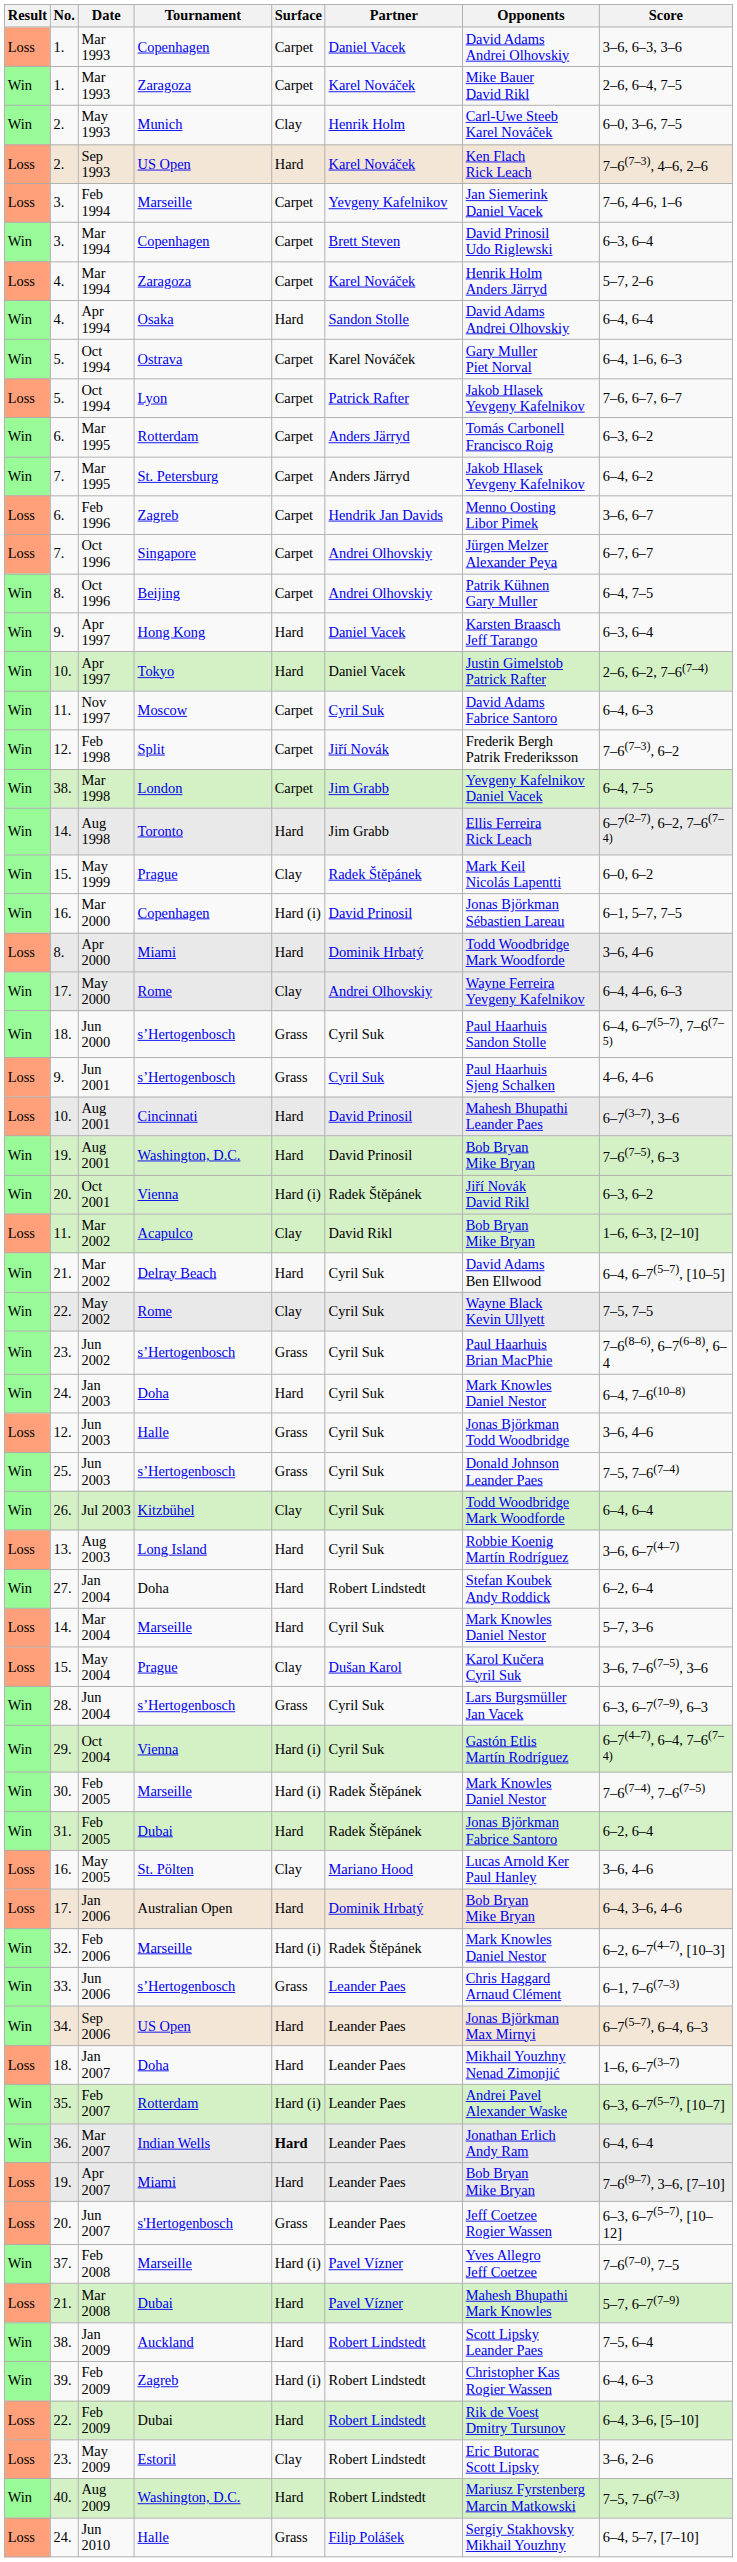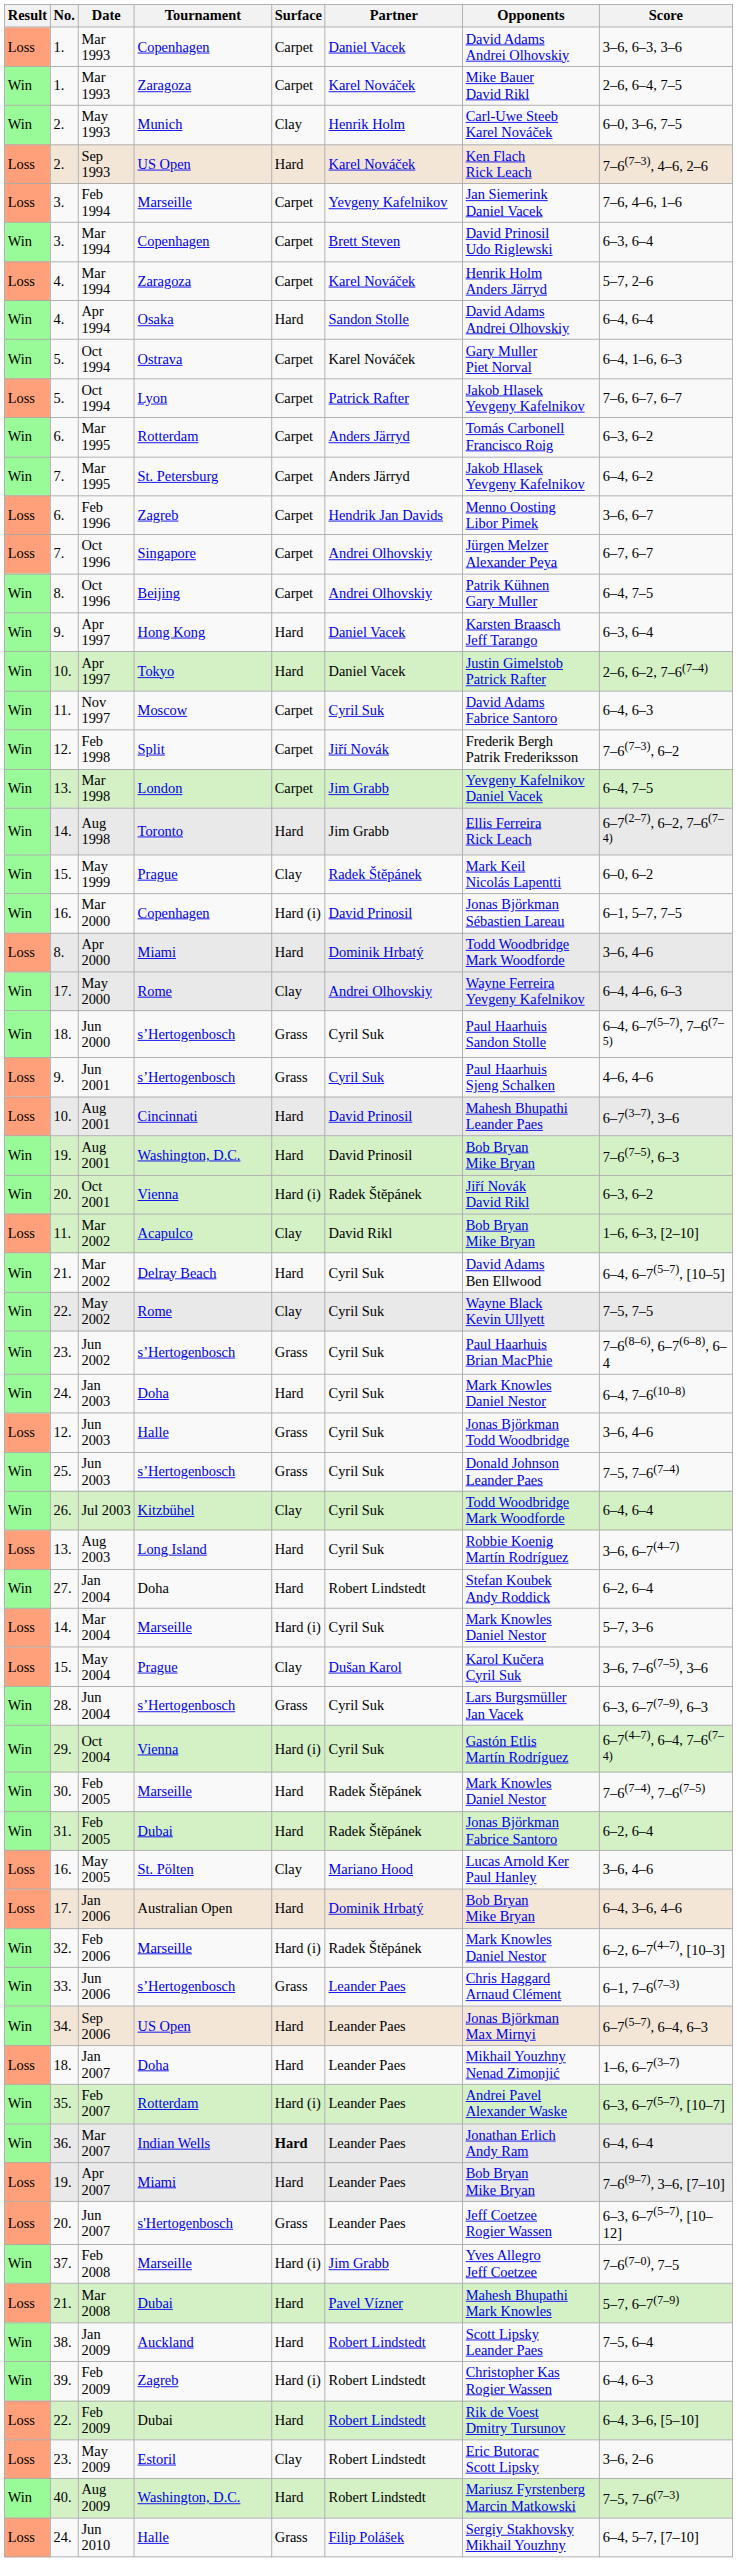(63, 788) 38. -> (63, 788) 13.
(289, 1627) Hard -> (298, 1627) Hard (i)
(298, 1791) Hard (i) -> (289, 1791) Hard
(366, 2264) Pavel Vízner -> (359, 2264) Jim Grabb
